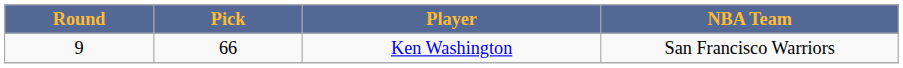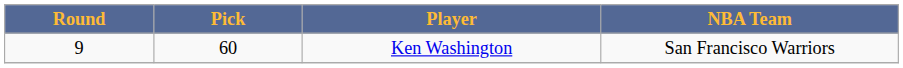(228, 47) 66 -> (228, 47) 60
